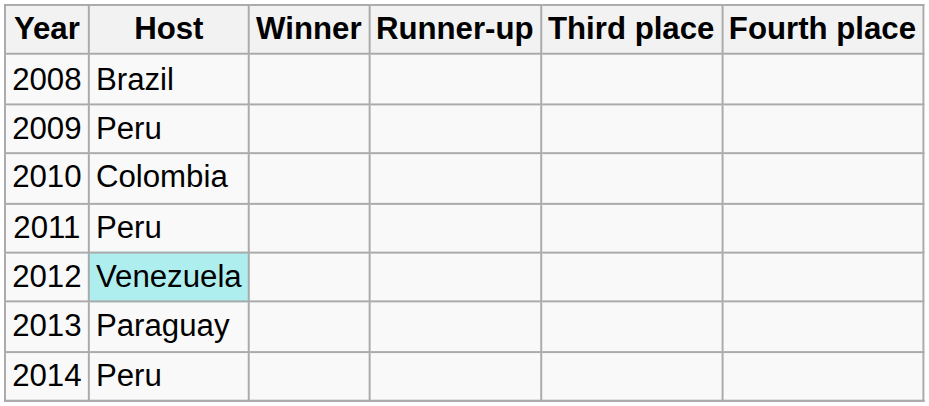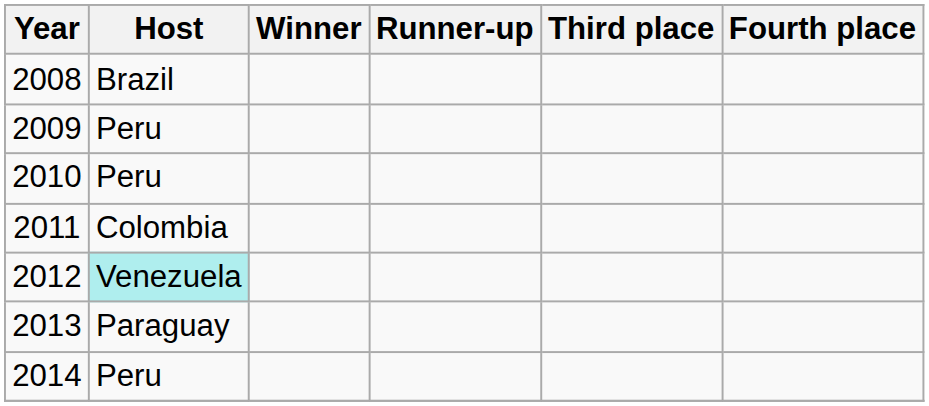(162, 177) Colombia -> (129, 177) Peru
(129, 227) Peru -> (162, 227) Colombia
